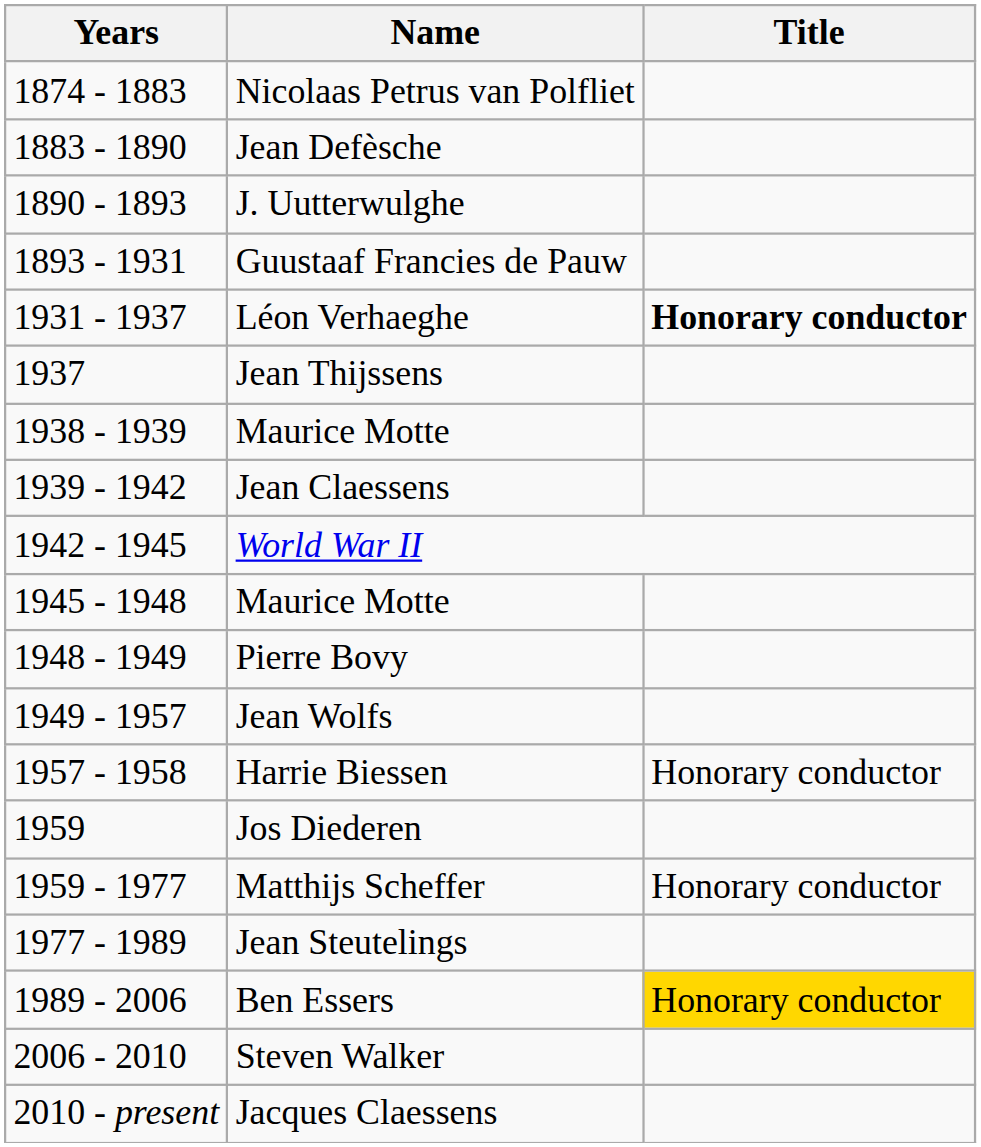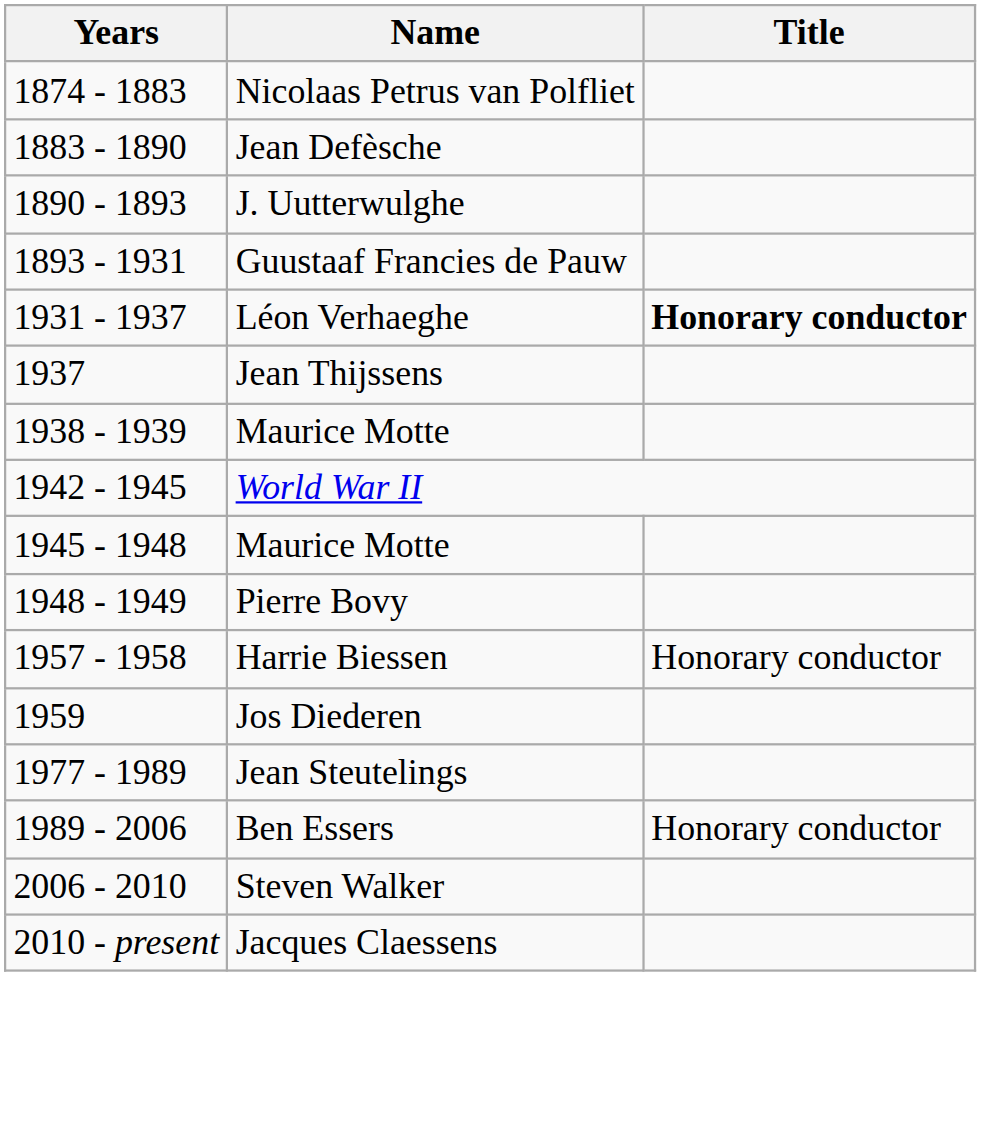- row: (100, 487)
- row: (100, 714)
- row: (100, 885)
(796, 999) gold background -> (796, 828) no background
